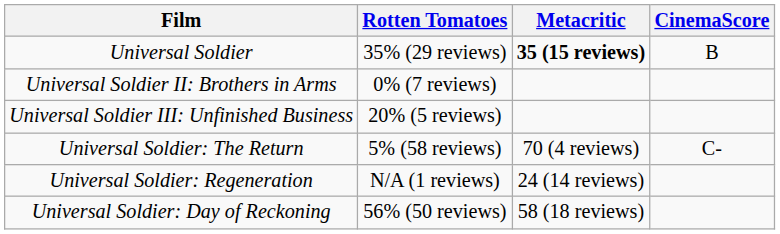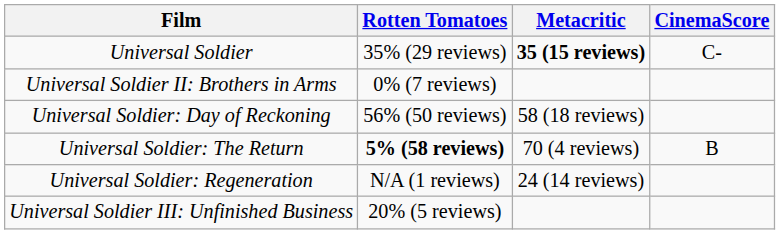(712, 52) B -> (712, 52) C-
rows swapped: (181, 116) <-> (181, 212)
(435, 148) normal -> (435, 148) bold
(712, 148) C- -> (712, 148) B
